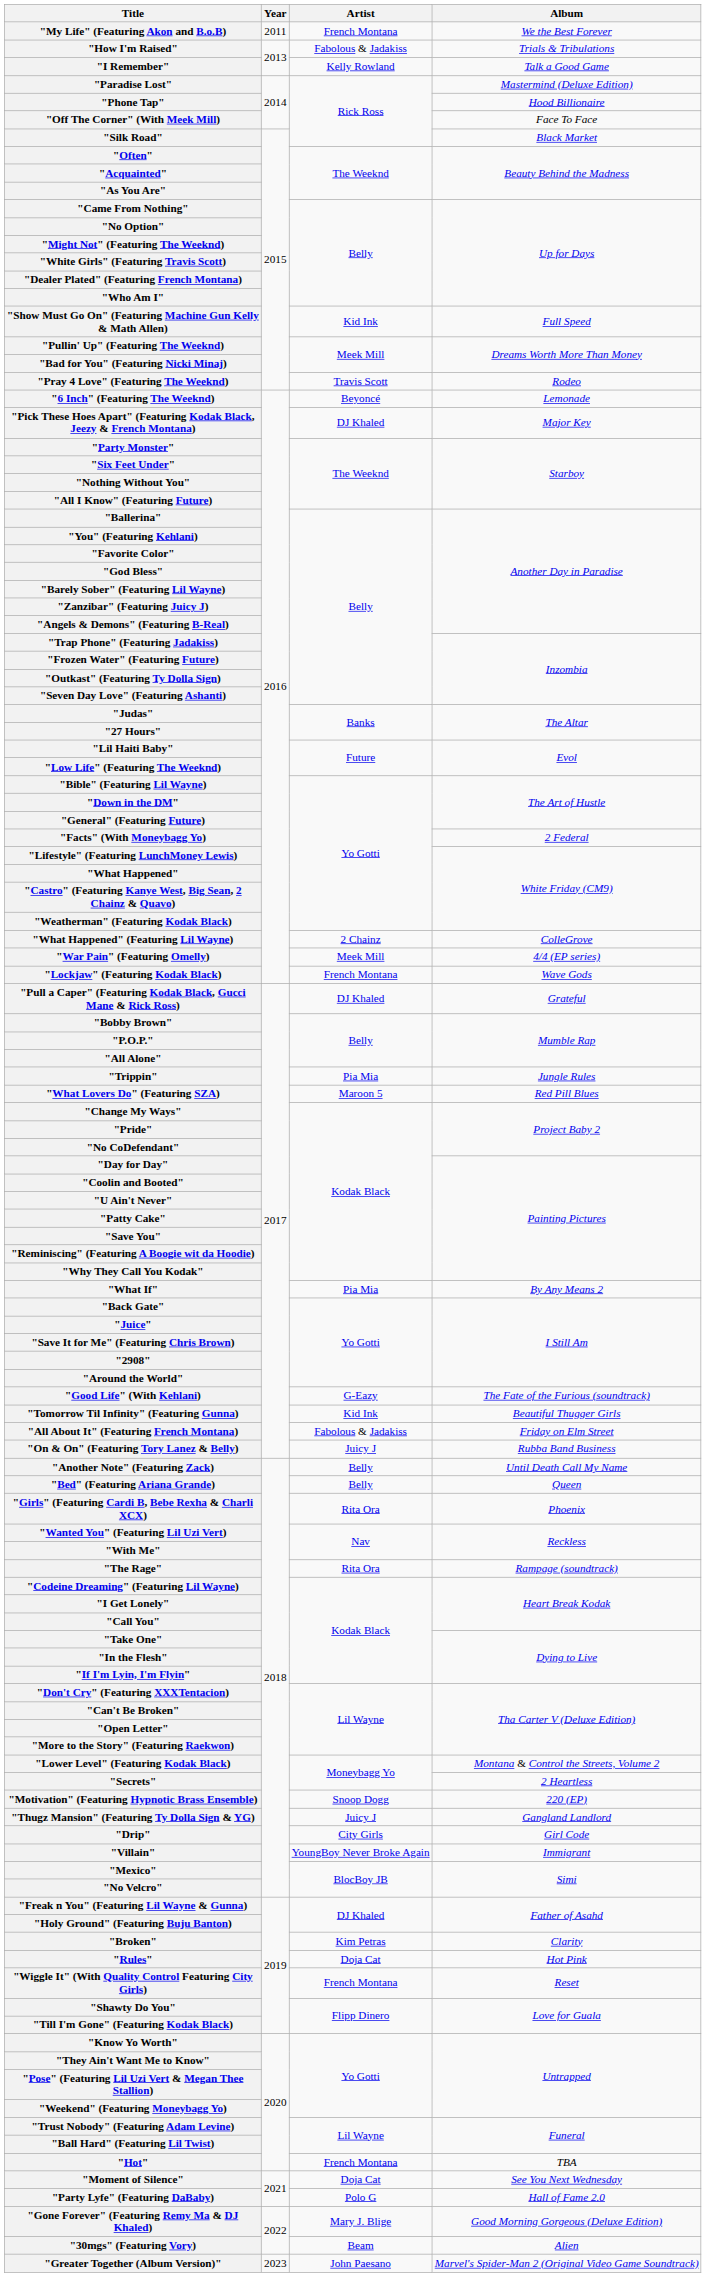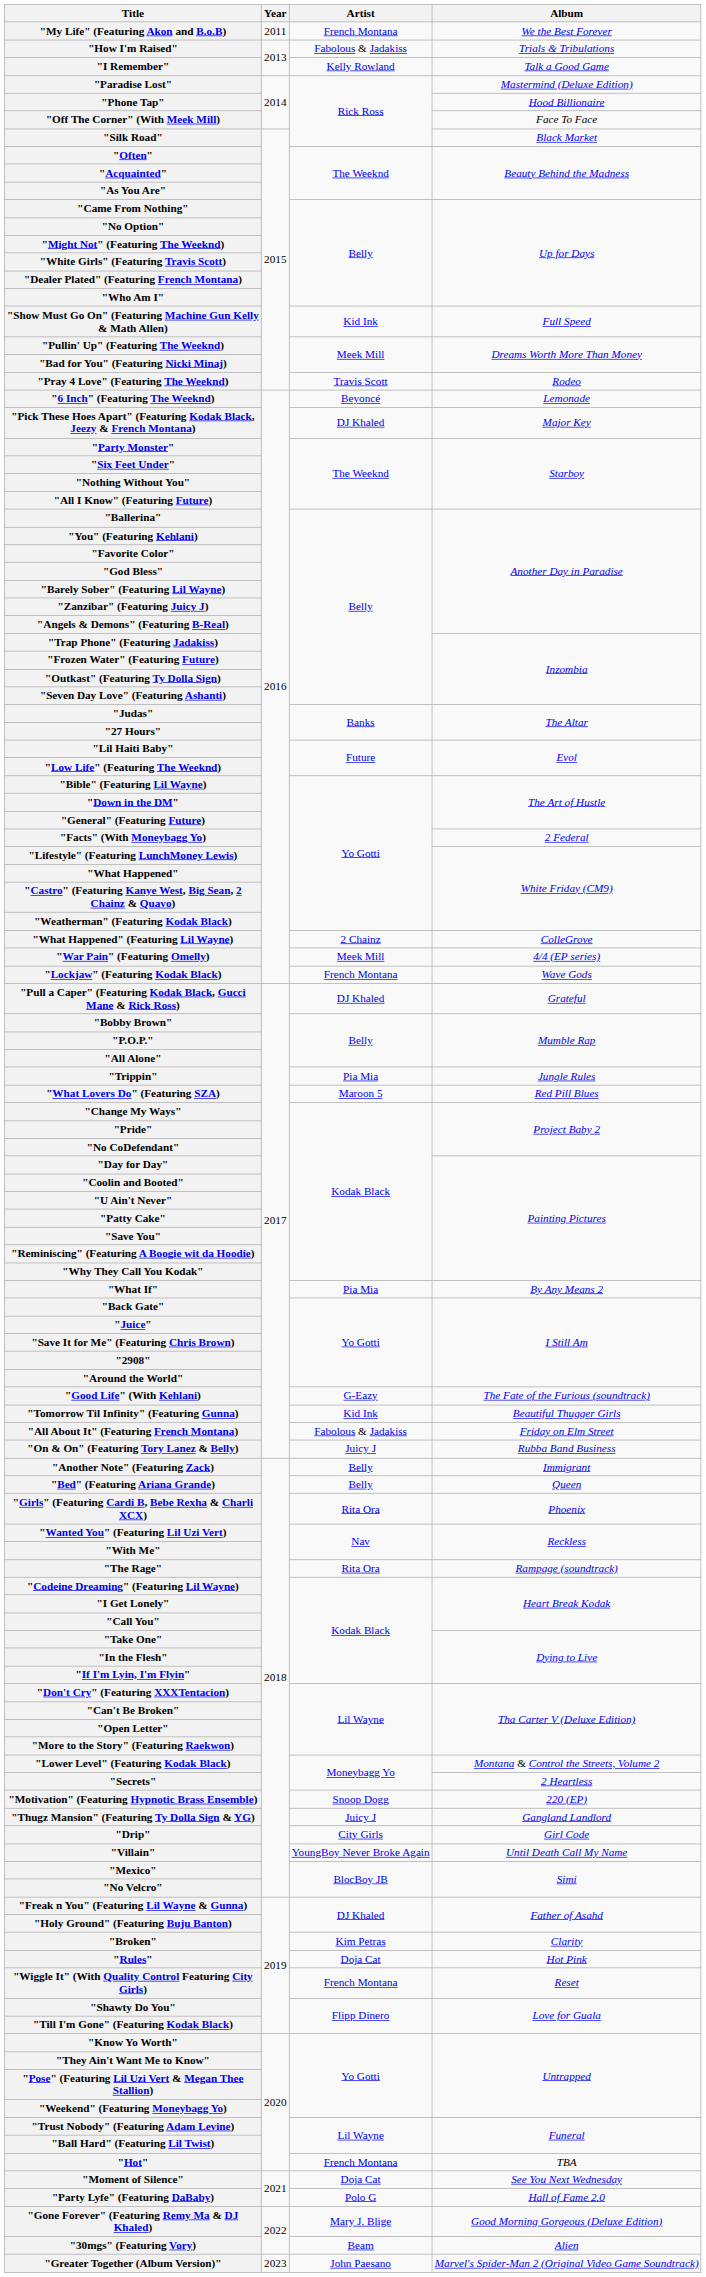(567, 1467) Until Death Call My Name -> (567, 1467) Immigrant
(567, 1852) Immigrant -> (567, 1852) Until Death Call My Name
